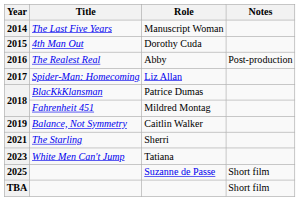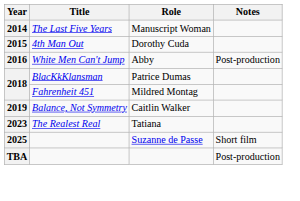(66, 60) The Realest Real -> (78, 60) White Men Can't Jump
- row: (17, 76)
- row: (17, 140)
(78, 156) White Men Can't Jump -> (66, 124) The Realest Real
(249, 188) Short film -> (248, 156) Post-production
